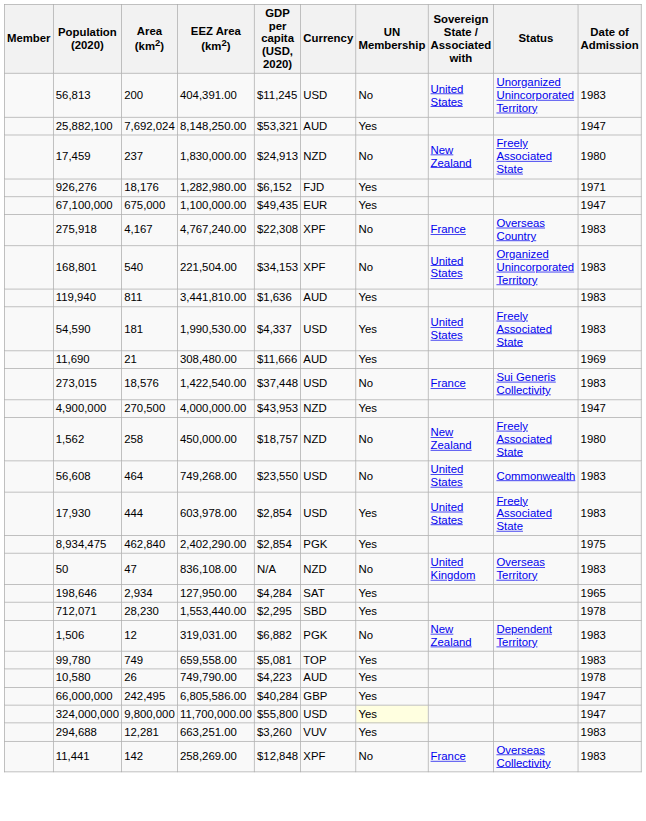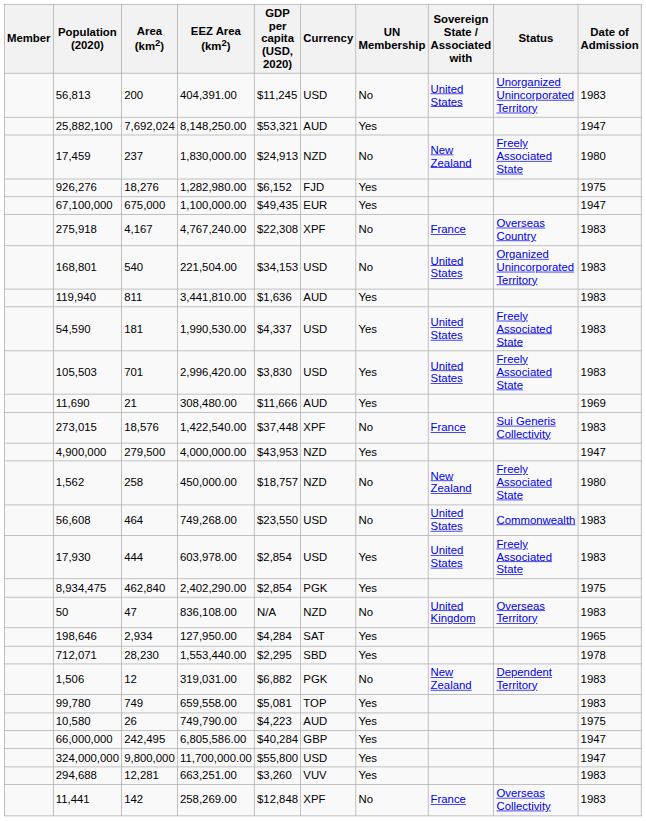(142, 187) 18,176 -> (142, 187) 18,276
(593, 187) 1971 -> (593, 187) 1975
(314, 267) XPF -> (315, 267) USD
+ row: (76, 372)
(315, 384) USD -> (314, 427) XPF
(145, 408) 270,500 -> (145, 452) 279,500
(593, 678) 1978 -> (593, 721) 1975
(368, 714) lightyellow background -> (368, 757) no background
